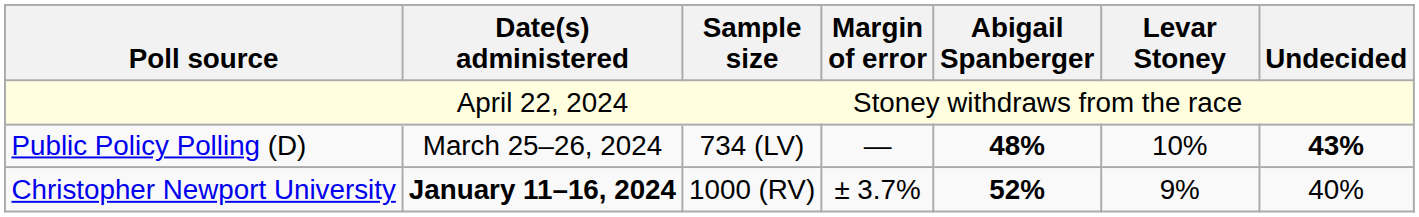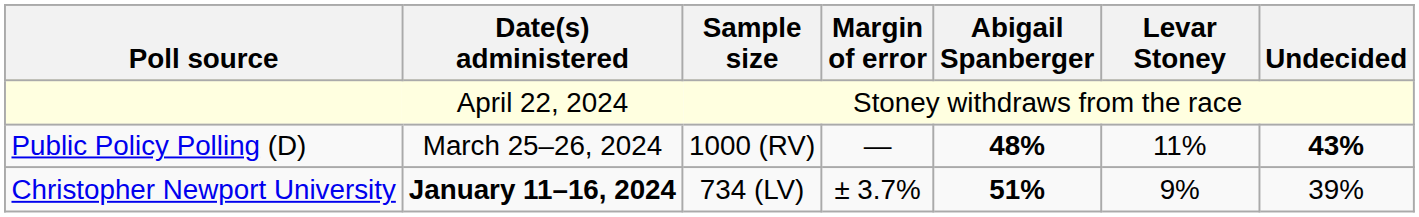(752, 146) 734 (LV) -> (752, 146) 1000 (RV)
(1180, 146) 10% -> (1180, 146) 11%
(752, 190) 1000 (RV) -> (752, 190) 734 (LV)
(1017, 190) 52% -> (1017, 190) 51%
(1336, 190) 40% -> (1336, 190) 39%
